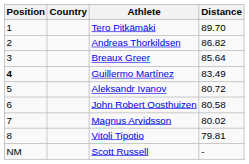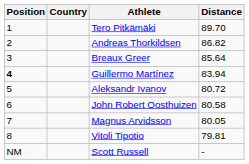(213, 74) 83.49 -> (213, 74) 83.94
(213, 120) 80.02 -> (213, 120) 80.05
